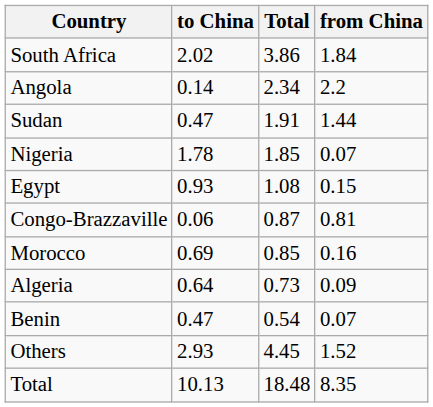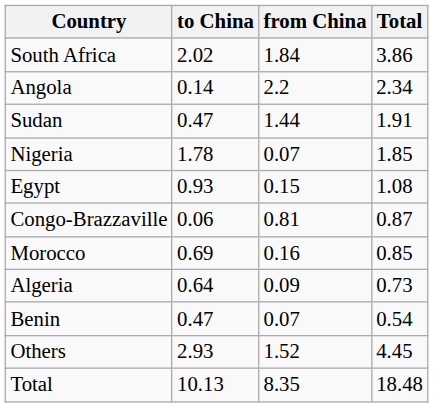columns swapped: (371, 21) <-> (287, 21)
